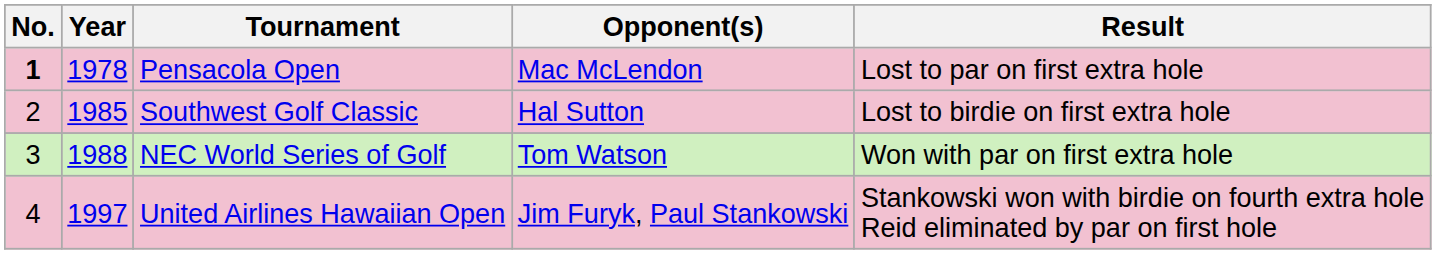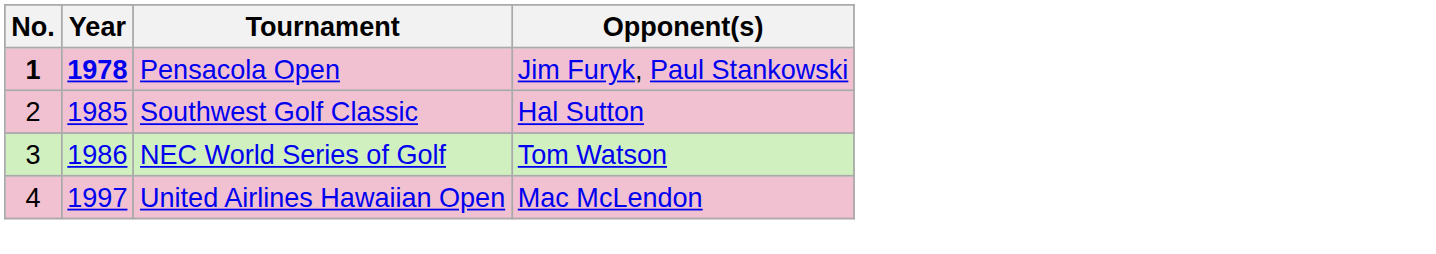- column: (1143, 26)
(97, 69) normal -> (97, 69) bold
(610, 69) Mac McLendon -> (683, 69) Jim Furyk, Paul Stankowski
(97, 155) 1988 -> (97, 155) 1986
(683, 213) Jim Furyk, Paul Stankowski -> (610, 198) Mac McLendon
